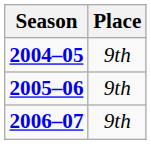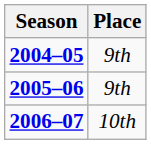(117, 121) 9th -> (117, 121) 10th
